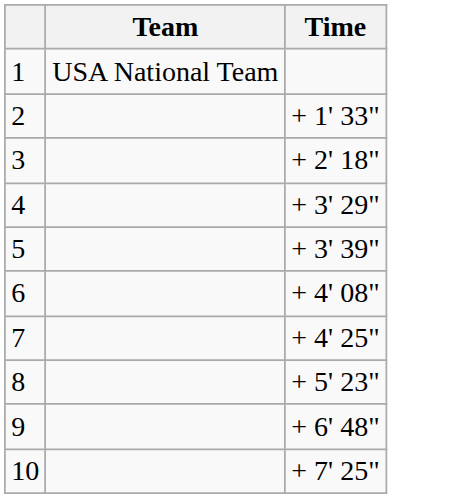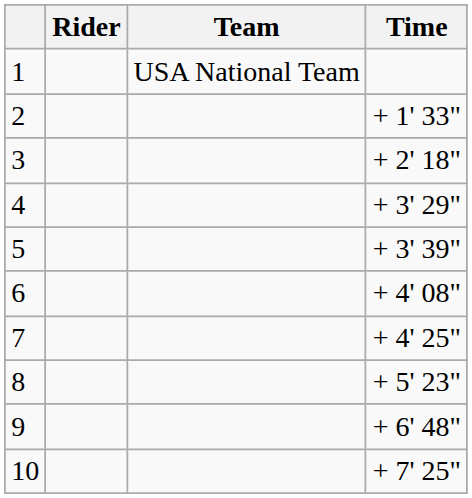+ column: (86, 26)
